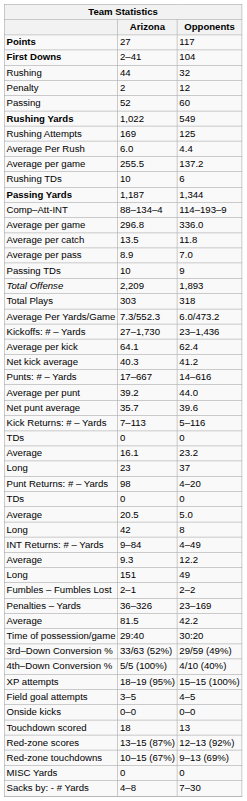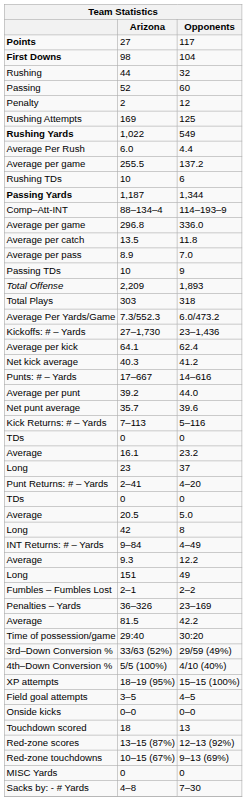(131, 57) 2–41 -> (125, 57) 98
rows swapped: (24, 103) <-> (23, 88)
rows swapped: (40, 118) <-> (44, 133)
(125, 484) 98 -> (131, 484) 2–41
